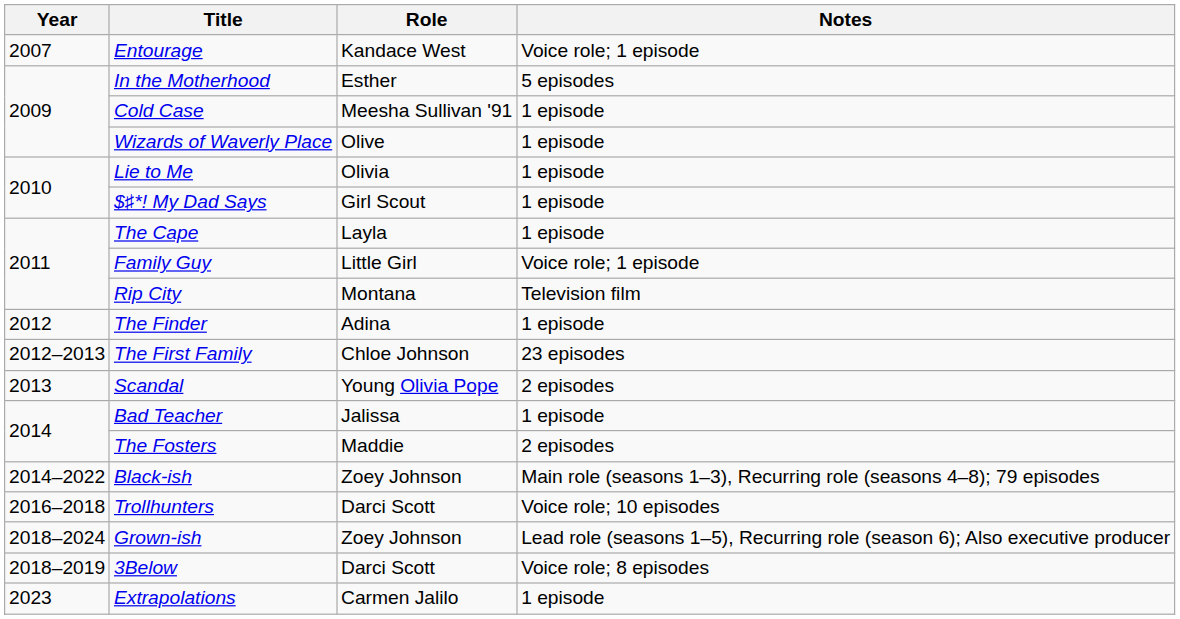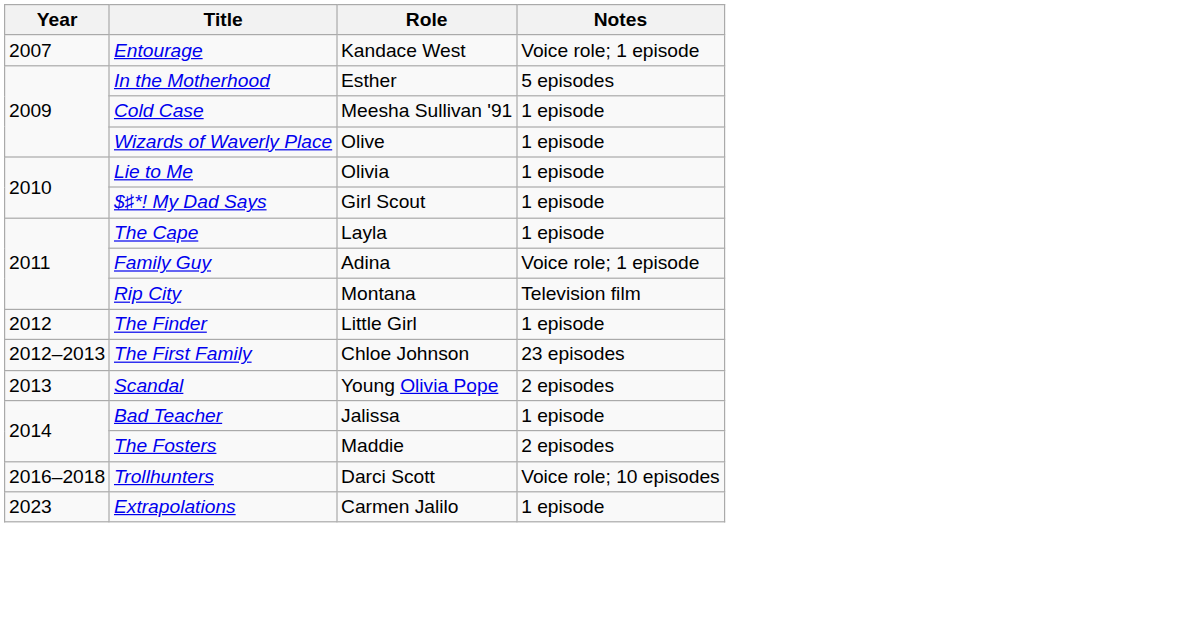(379, 263) Little Girl -> (366, 263) Adina
(366, 324) Adina -> (379, 324) Little Girl
- row: (153, 476)
- row: (158, 537)
- row: (145, 567)
